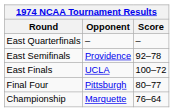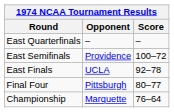(148, 56) 92–78 -> (151, 56) 100–72
(151, 70) 100–72 -> (148, 70) 92–78
